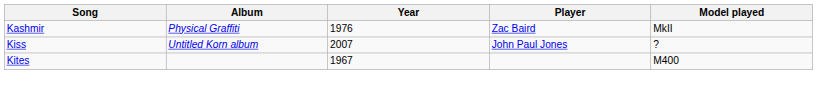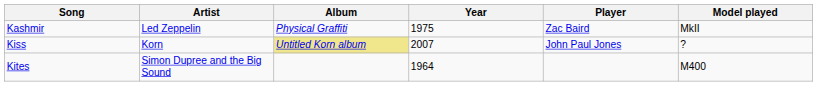+ column: (206, 12)
(341, 28) 1976 -> (422, 28) 1975
(213, 45) no background -> (321, 45) khaki background
(341, 61) 1967 -> (422, 67) 1964
